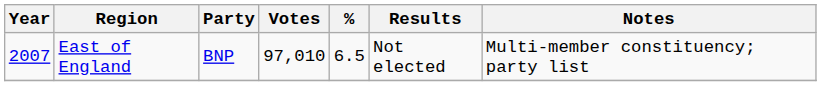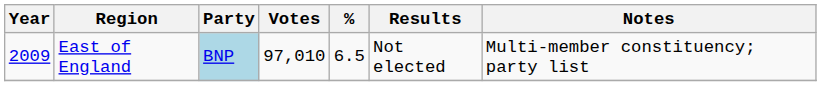(30, 57) 2007 -> (30, 57) 2009
(219, 57) no background -> (219, 57) lightblue background
